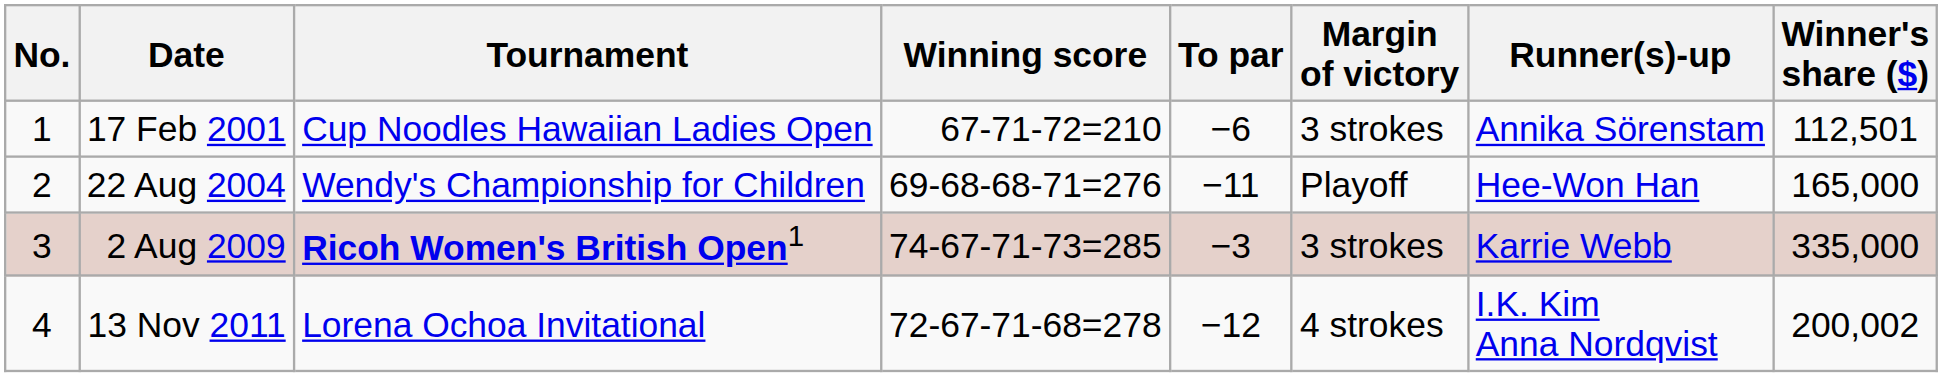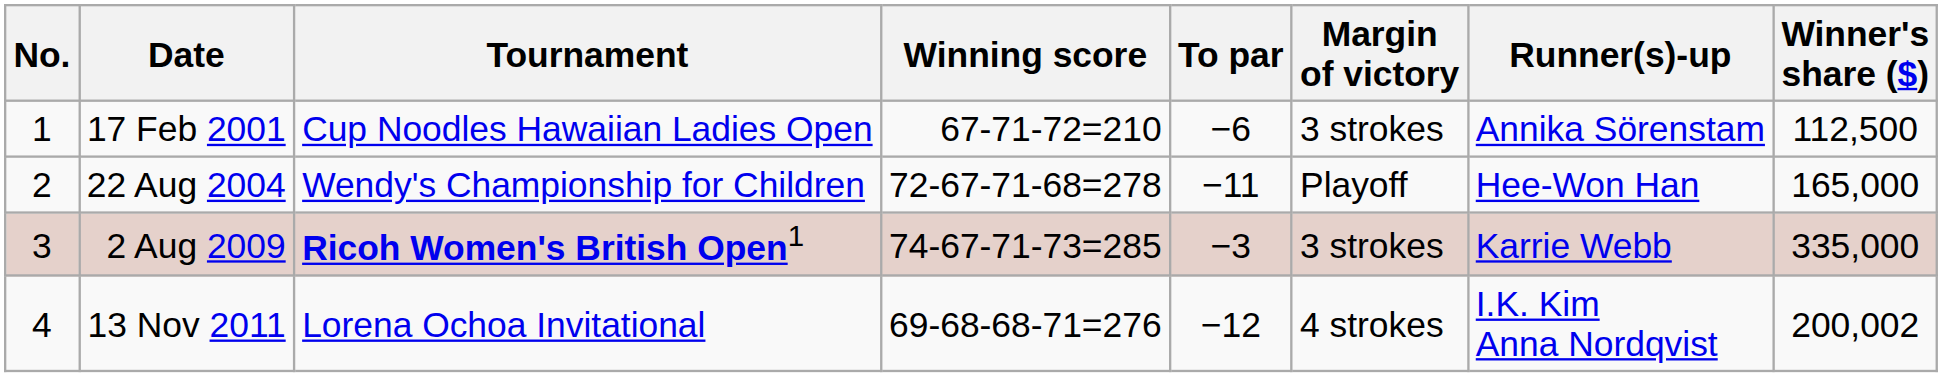(1855, 129) 112,501 -> (1855, 129) 112,500
(1025, 185) 69-68-68-71=276 -> (1025, 185) 72-67-71-68=278
(1025, 324) 72-67-71-68=278 -> (1025, 324) 69-68-68-71=276
